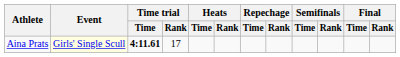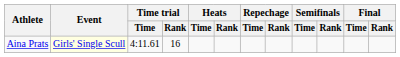(145, 44) bold -> (145, 44) normal
(176, 44) 17 -> (175, 44) 16
